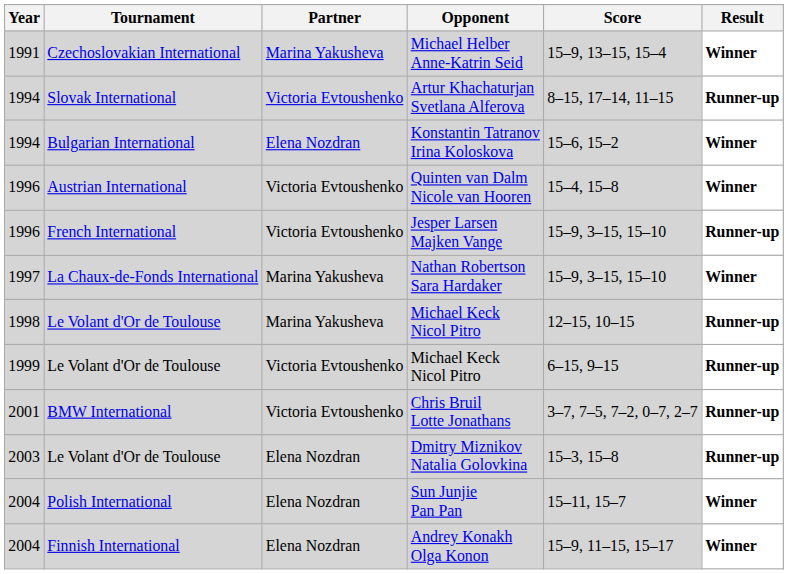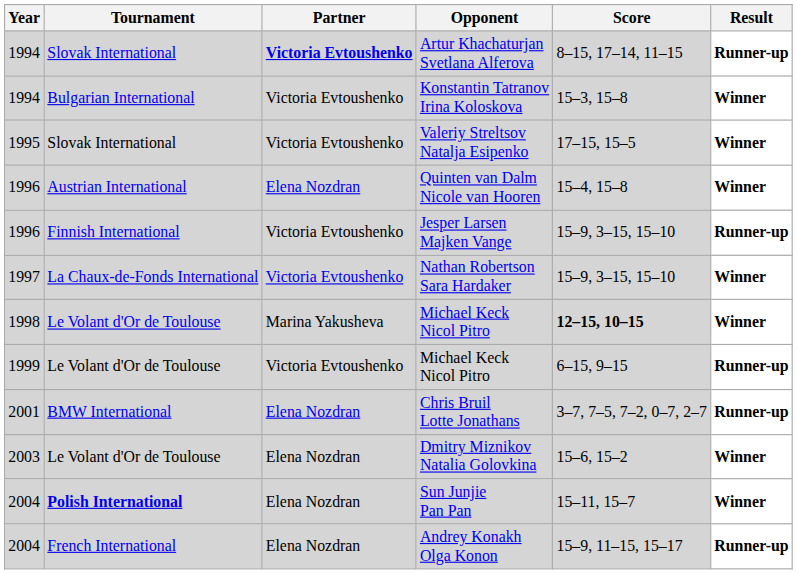- row: (24, 53)
(335, 98) normal -> (339, 53) bold
(313, 143) Elena Nozdran -> (335, 98) Victoria Evtoushenko
(583, 143) 15–6, 15–2 -> (592, 98) 15–3, 15–8
+ row: (24, 143)
(335, 187) Victoria Evtoushenko -> (313, 187) Elena Nozdran
(112, 232) French International -> (114, 232) Finnish International
(325, 277) Marina Yakusheva -> (335, 277) Victoria Evtoushenko
(591, 322) normal -> (600, 322) bold
(742, 322) Runner-up -> (740, 322) Winner
(335, 412) Victoria Evtoushenko -> (313, 412) Elena Nozdran
(583, 456) 15–3, 15–8 -> (592, 456) 15–6, 15–2
(742, 456) Runner-up -> (740, 456) Winner
(110, 501) normal -> (115, 501) bold
(114, 546) Finnish International -> (112, 546) French International
(731, 546) Winner -> (751, 546) Runner-up
